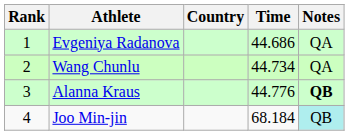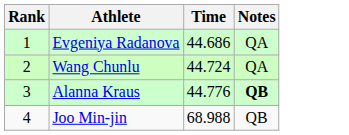- column: (215, 17)
(273, 67) 44.734 -> (209, 67) 44.724
(273, 117) 68.184 -> (209, 117) 68.988
(321, 117) paleturquoise background -> (257, 117) no background
